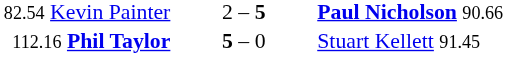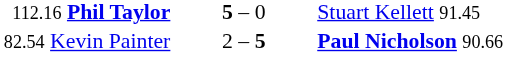rows swapped: (87, 11) <-> (91, 41)
